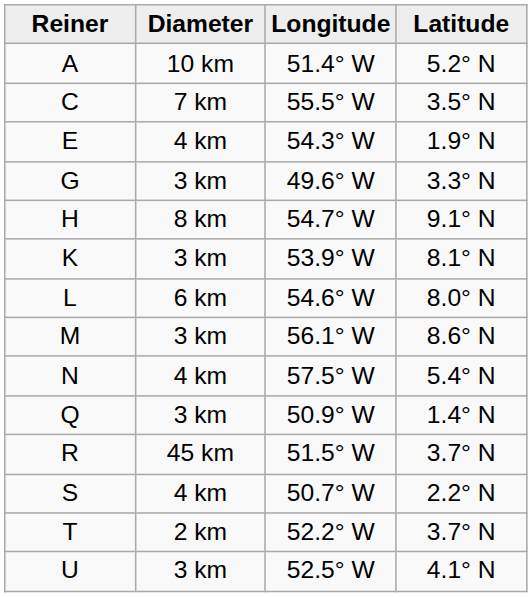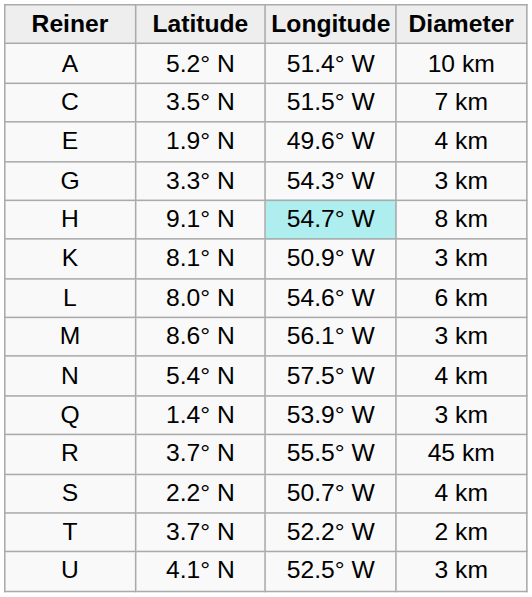columns swapped: (461, 24) <-> (200, 24)
(331, 102) 55.5° W -> (331, 102) 51.5° W
(331, 141) 54.3° W -> (331, 141) 49.6° W
(331, 180) 49.6° W -> (331, 180) 54.3° W
(331, 219) no background -> (331, 219) paleturquoise background
(331, 258) 53.9° W -> (331, 258) 50.9° W
(331, 414) 50.9° W -> (331, 414) 53.9° W
(331, 453) 51.5° W -> (331, 453) 55.5° W
